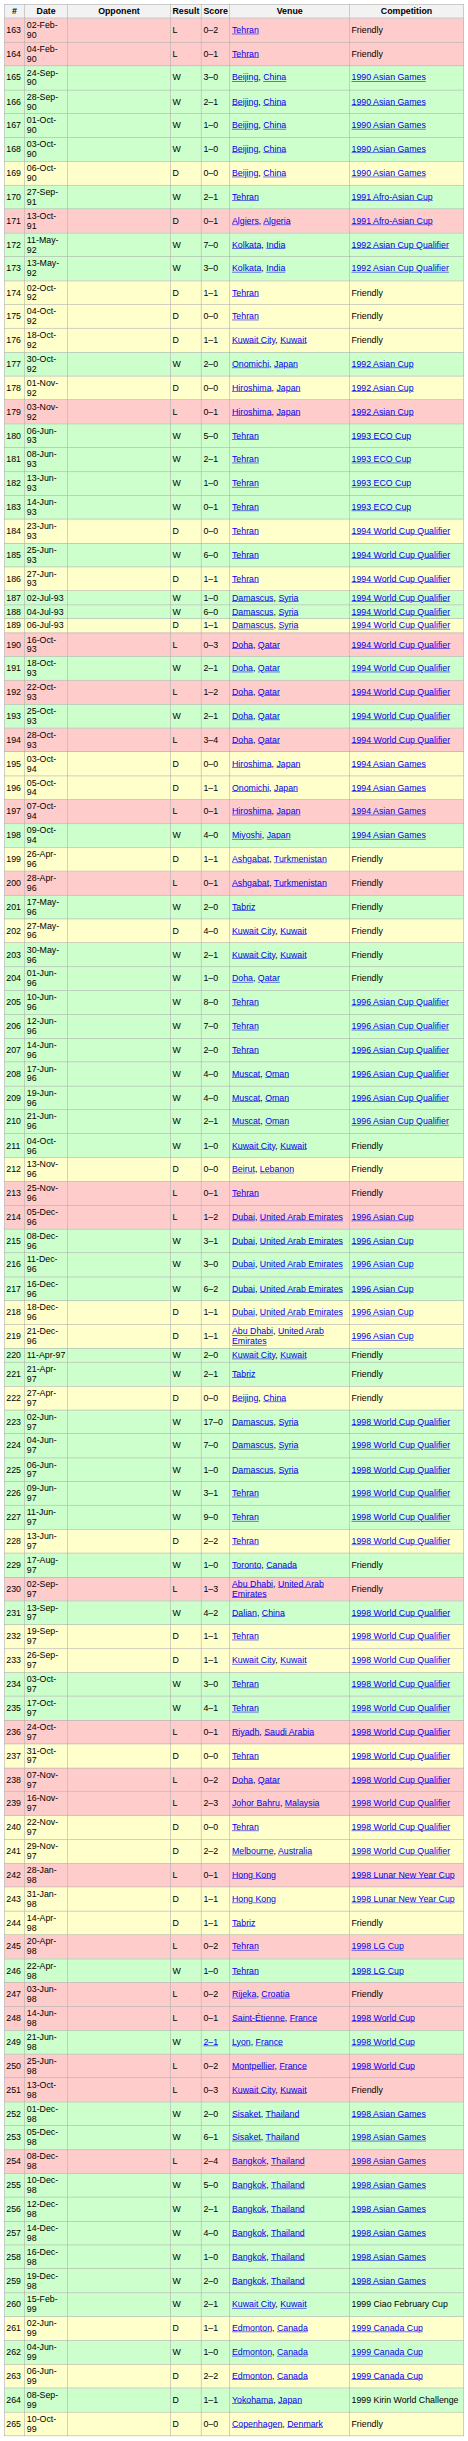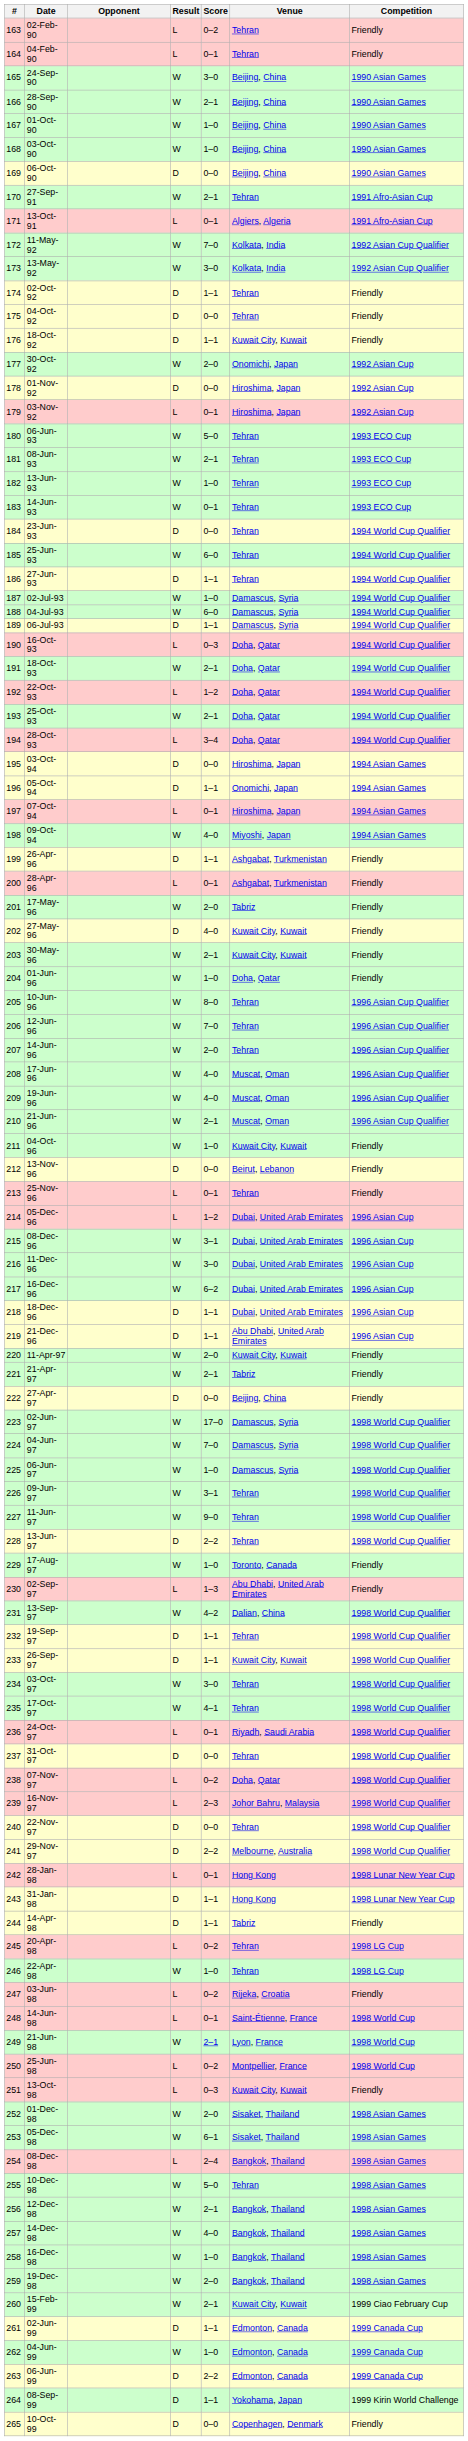(176, 221) D -> (175, 221) L
(268, 2185) Bangkok, Thailand -> (245, 2185) Tehran
